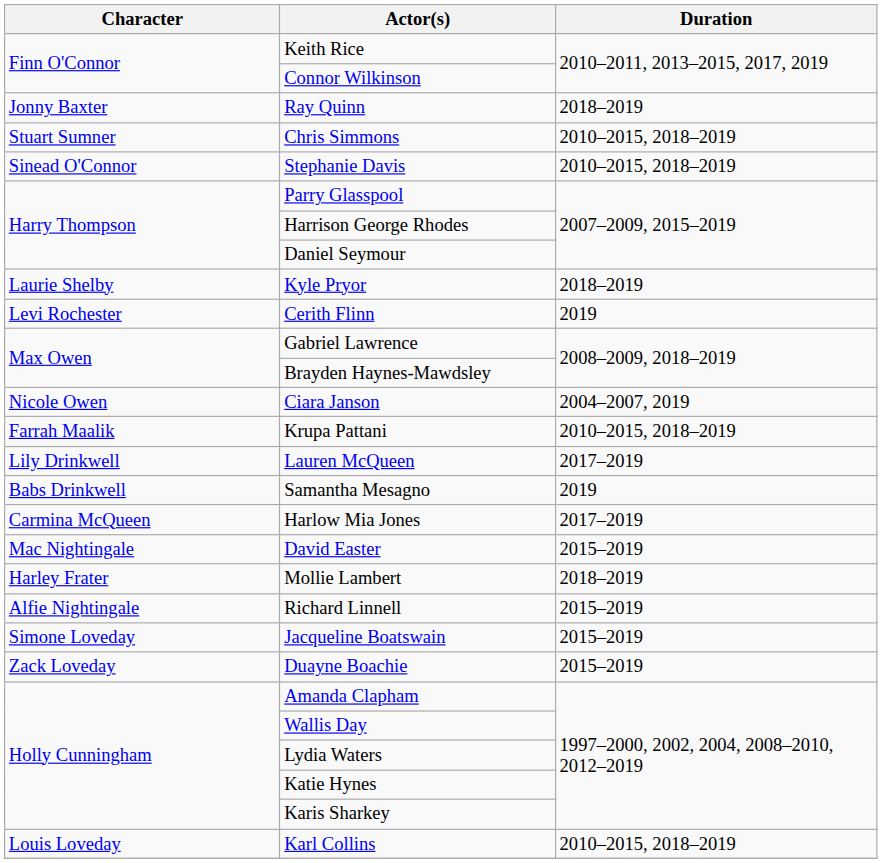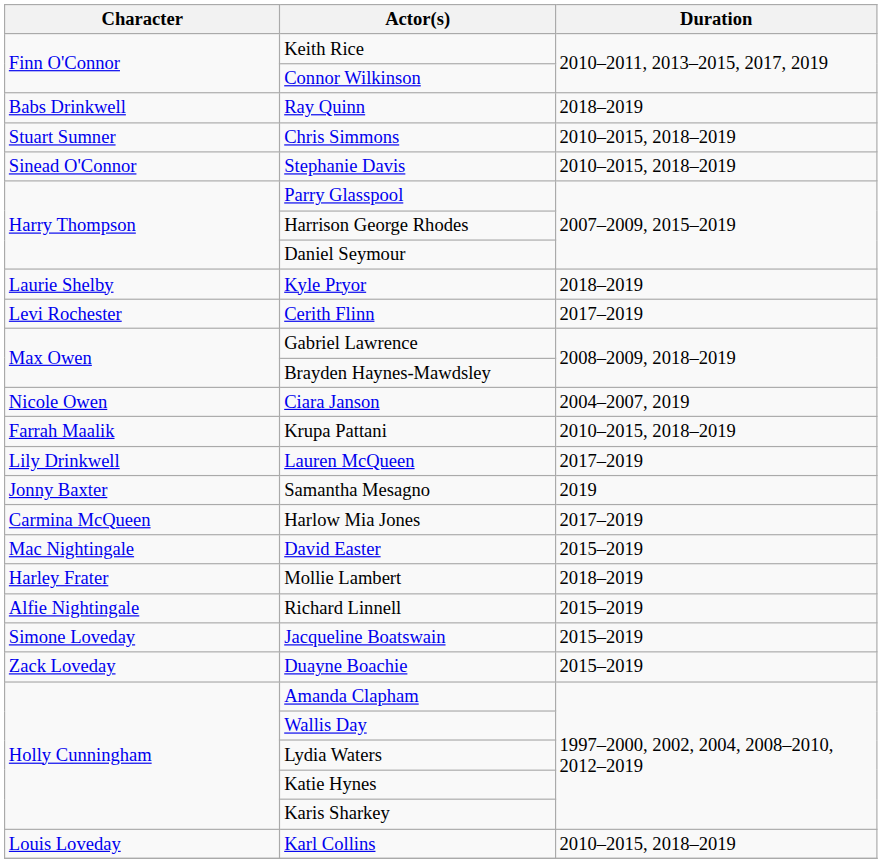(58, 107) Jonny Baxter -> (67, 107) Babs Drinkwell
(578, 313) 2019 -> (601, 313) 2017–2019
(67, 490) Babs Drinkwell -> (58, 490) Jonny Baxter
